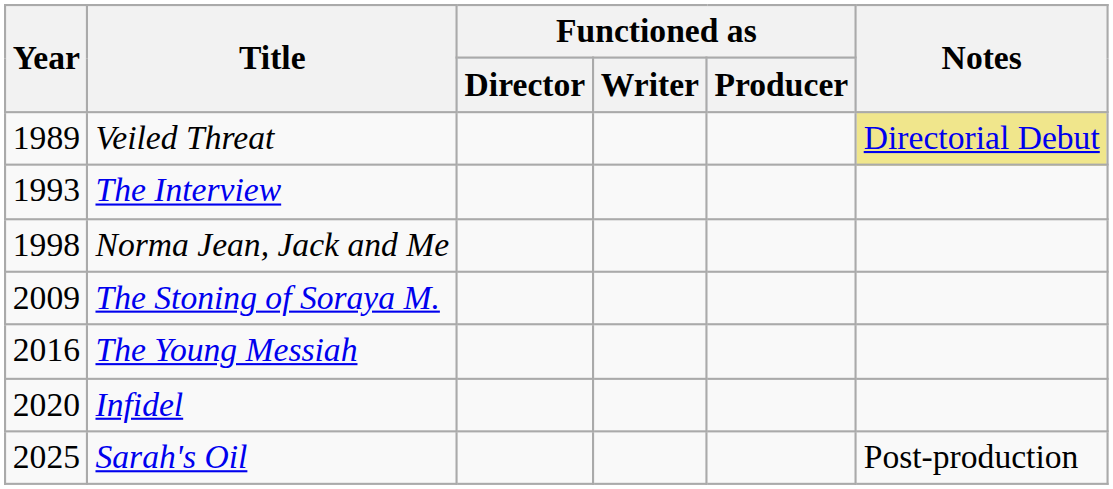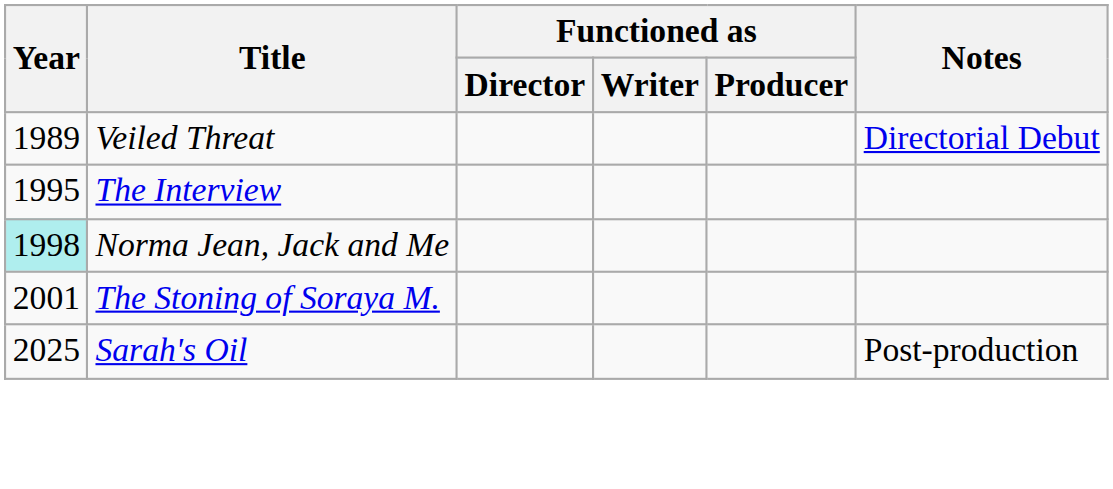(982, 137) khaki background -> (982, 137) no background
(46, 191) 1993 -> (46, 191) 1995
(46, 244) no background -> (46, 244) paleturquoise background
(46, 297) 2009 -> (46, 297) 2001
- row: (226, 350)
- row: (139, 404)
